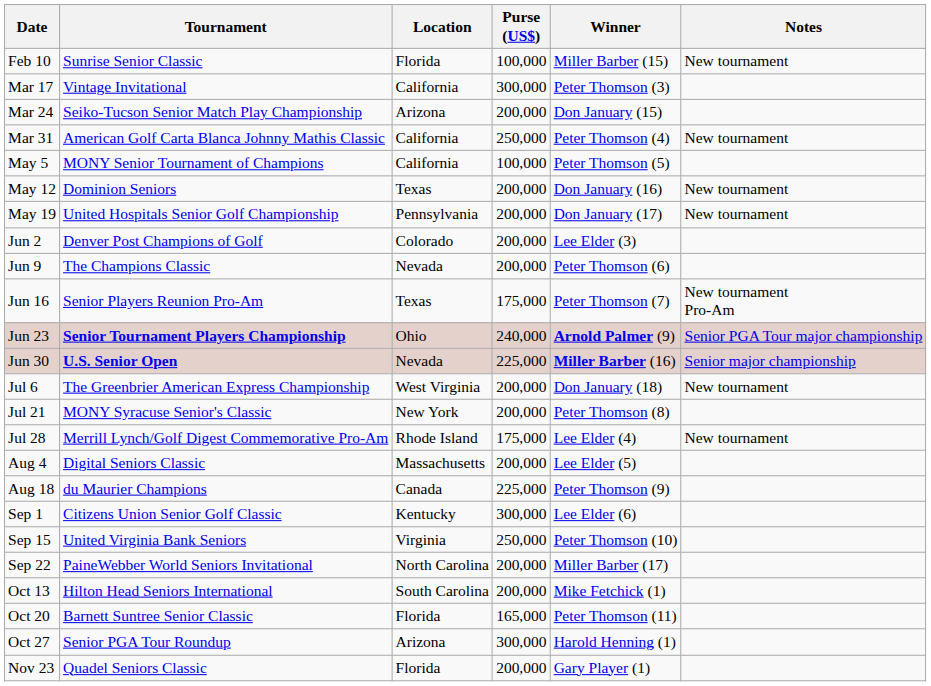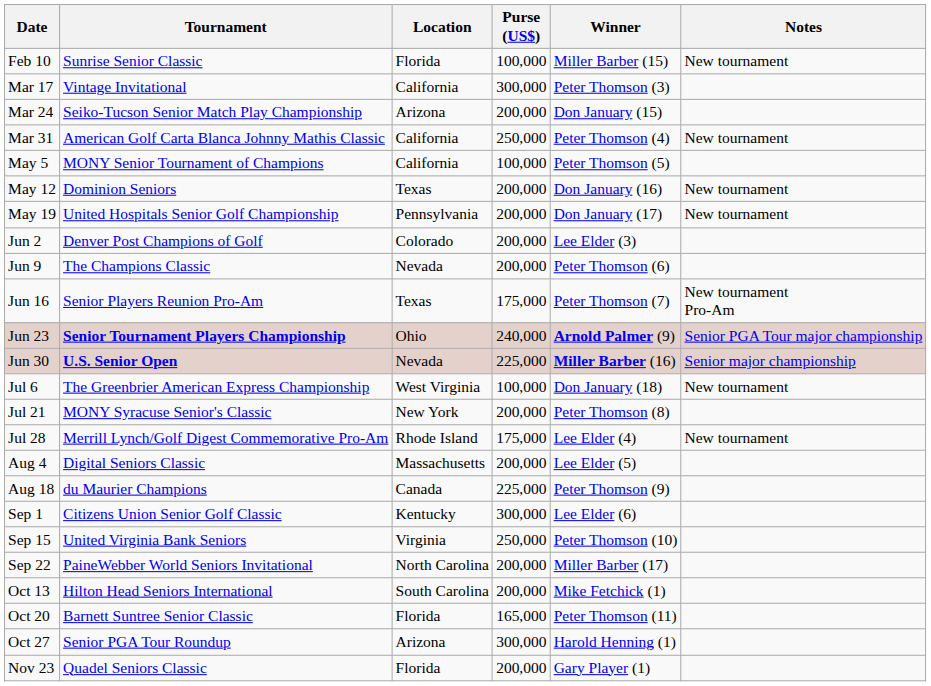(521, 386) 200,000 -> (521, 386) 100,000
